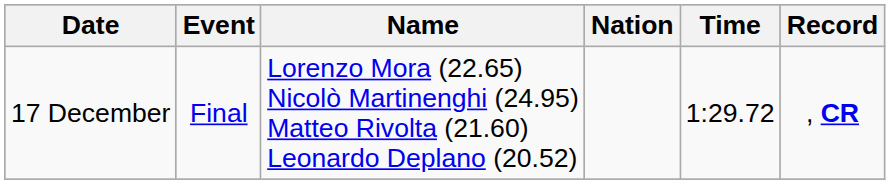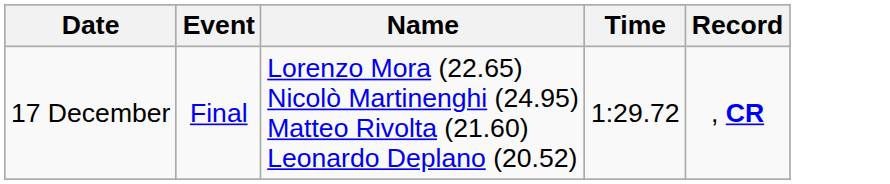- column: (632, 25)
